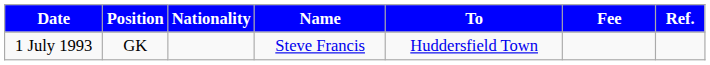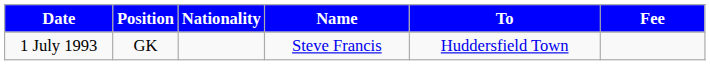- column: (680, 18)
